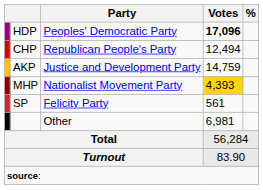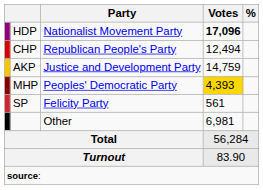(110, 31) Peoples' Democratic Party -> (113, 31) Nationalist Movement Party
(113, 85) Nationalist Movement Party -> (110, 85) Peoples' Democratic Party
